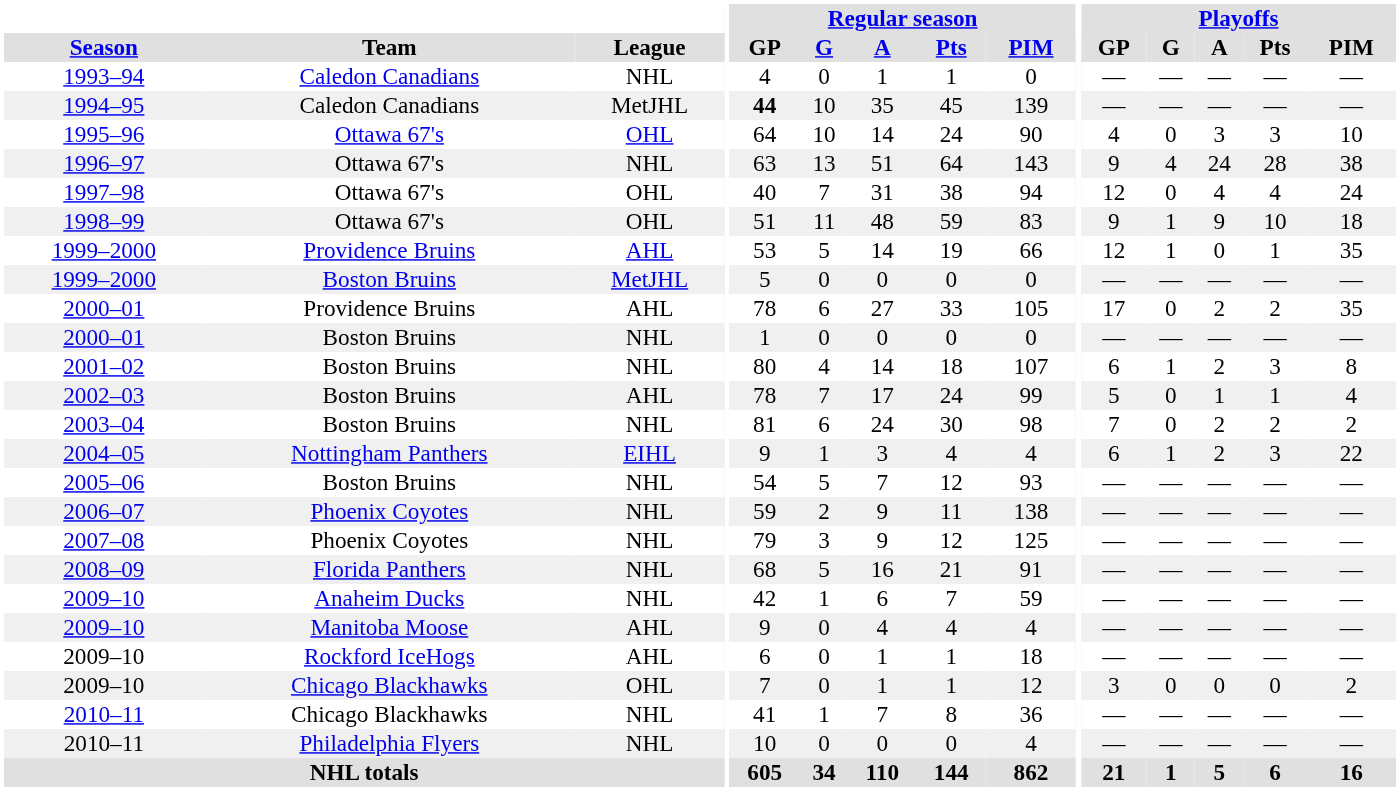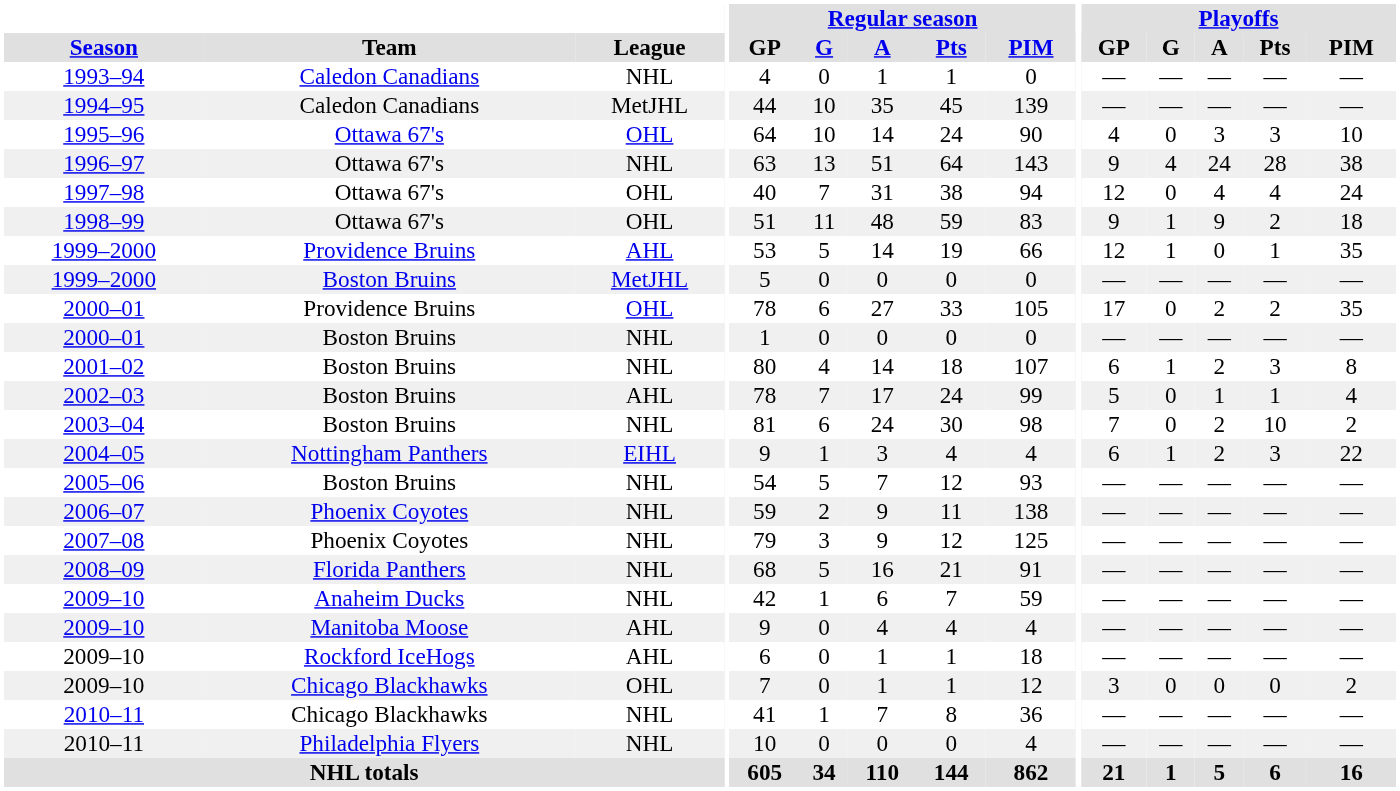(765, 105) bold -> (765, 105) normal
(1275, 221) 10 -> (1275, 221) 2
(650, 308) AHL -> (650, 308) OHL
(1275, 424) 2 -> (1275, 424) 10
